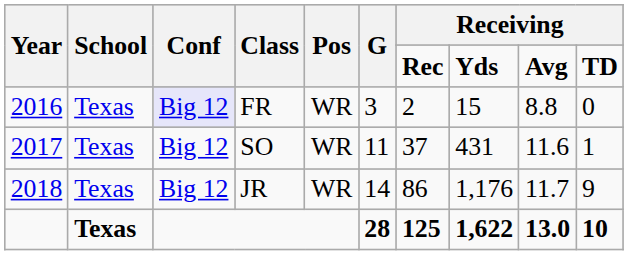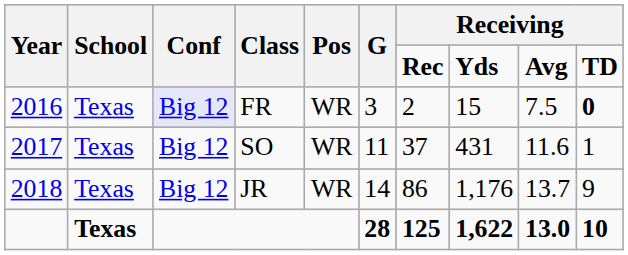(541, 106) 8.8 -> (541, 106) 7.5
(588, 106) normal -> (588, 106) bold
(547, 188) 11.7 -> (548, 188) 13.7
